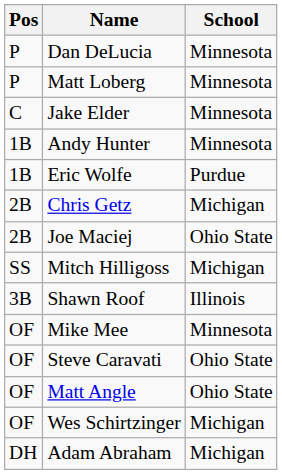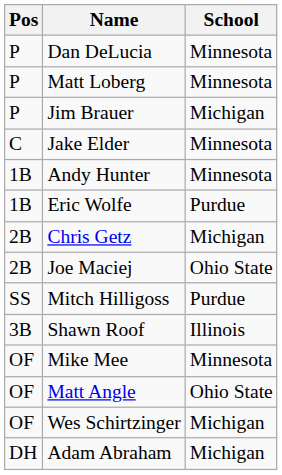+ row: (90, 112)
(227, 267) Michigan -> (217, 298) Purdue
- row: (105, 360)
